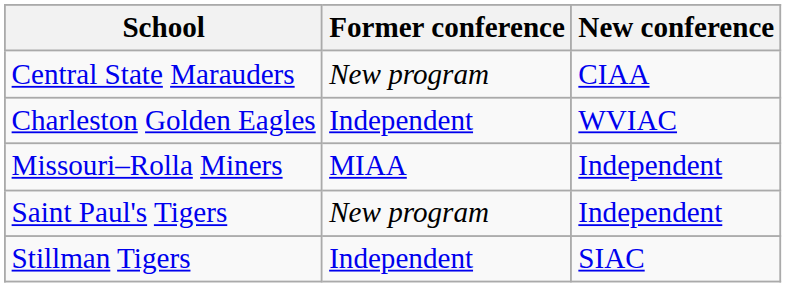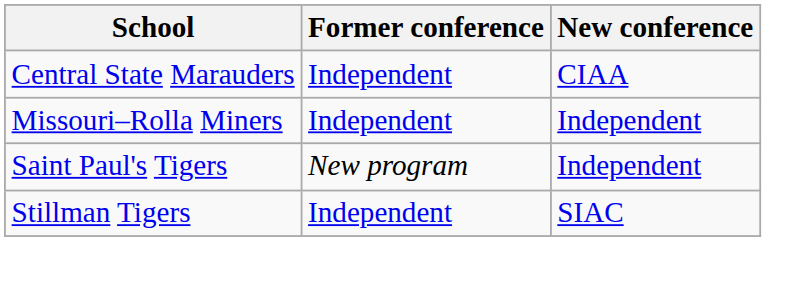(409, 73) New program -> (380, 73) Independent
- row: (164, 119)
(368, 166) MIAA -> (380, 119) Independent
